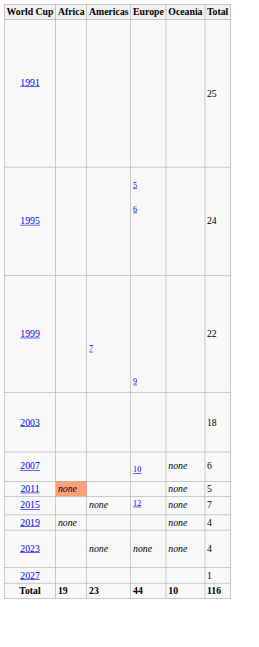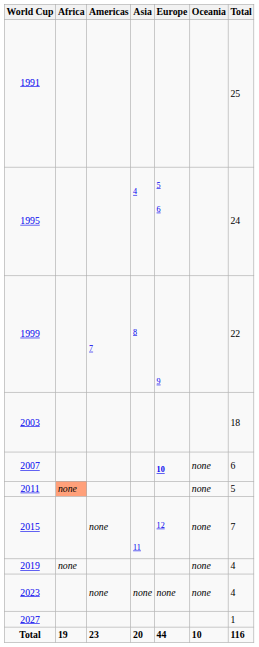+ column: (143, 12)
(137, 470) normal -> (161, 472) bold
